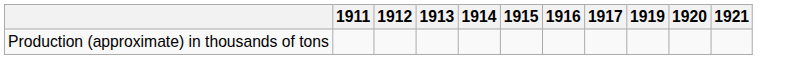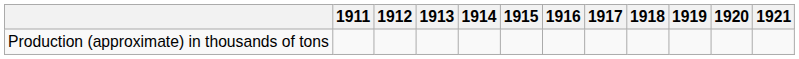+ column: (647, 16)
